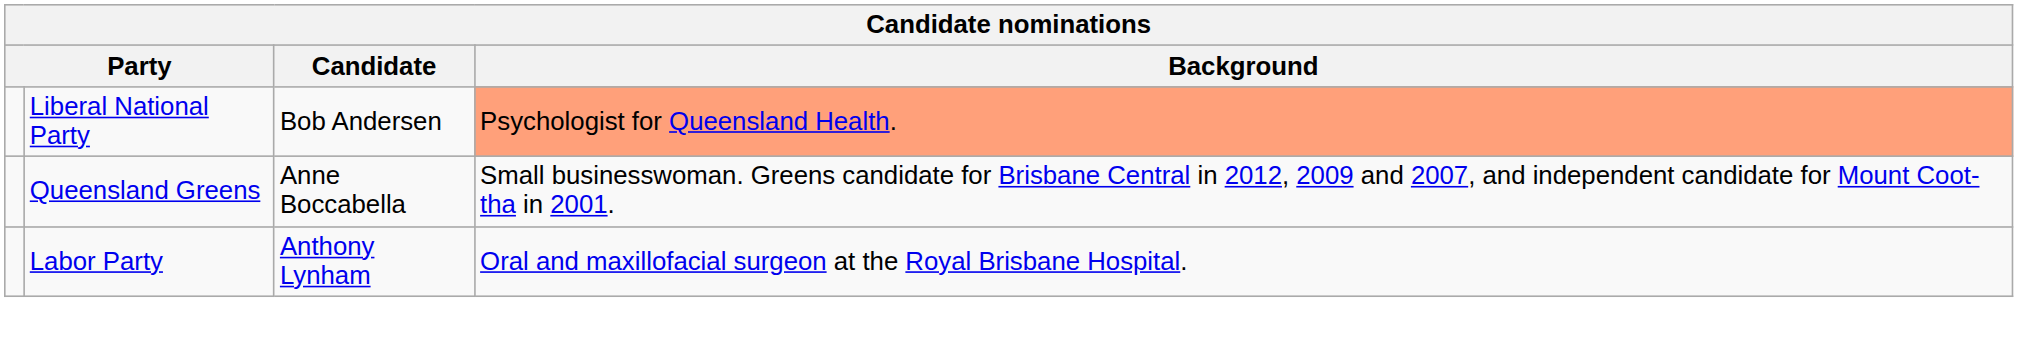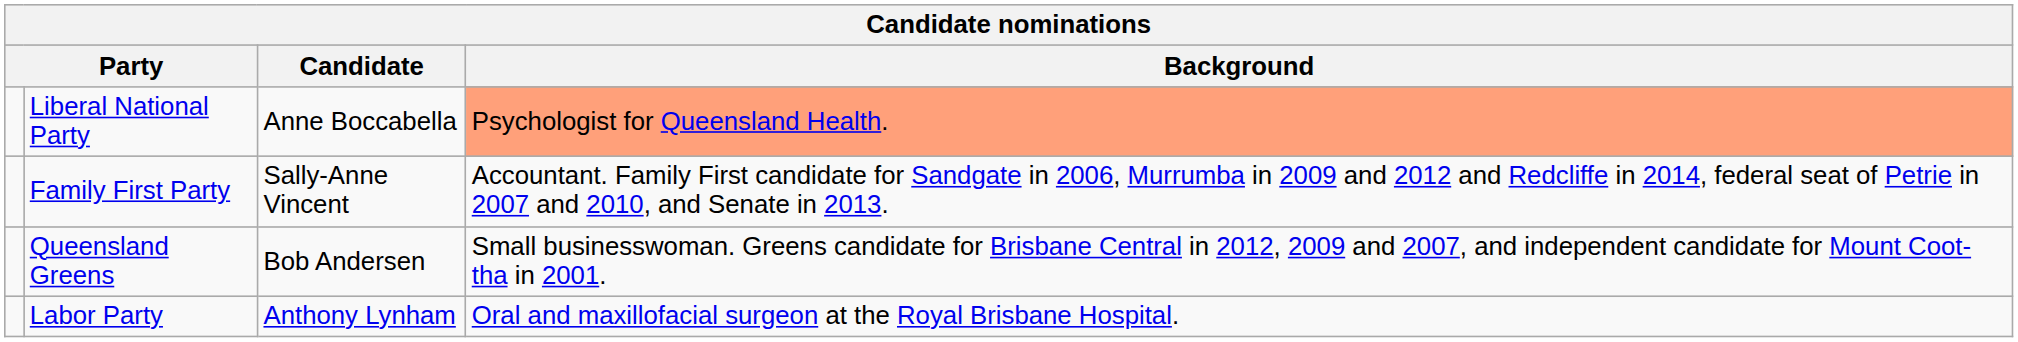(361, 121) Bob Andersen -> (360, 121) Anne Boccabella
+ row: (130, 190)
(343, 190) Anne Boccabella -> (344, 260) Bob Andersen
